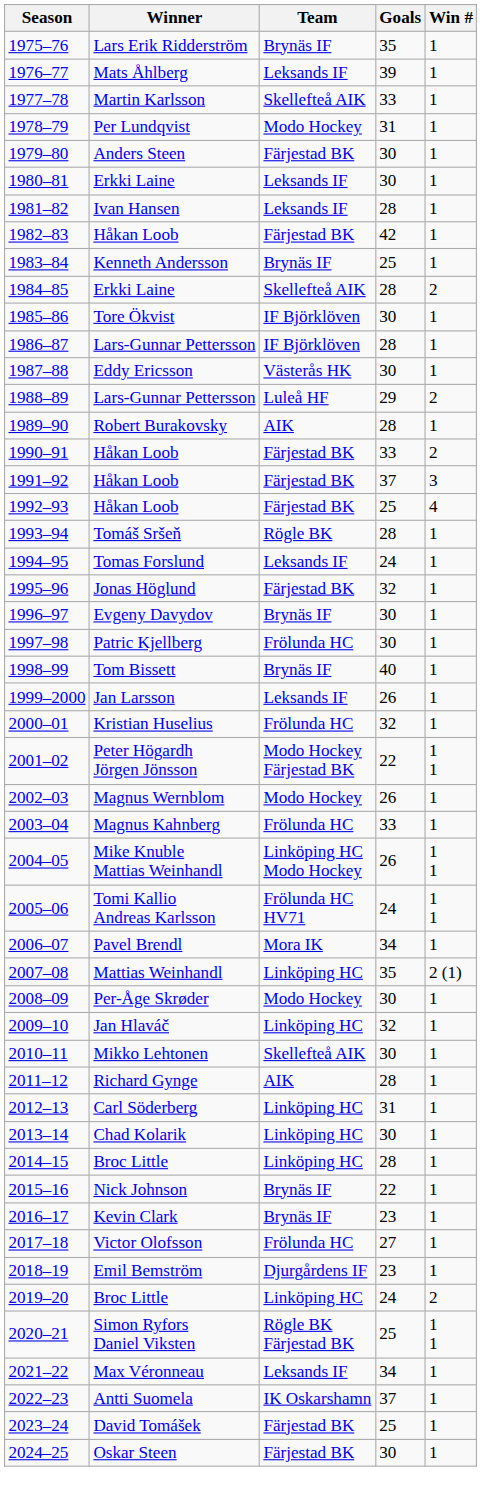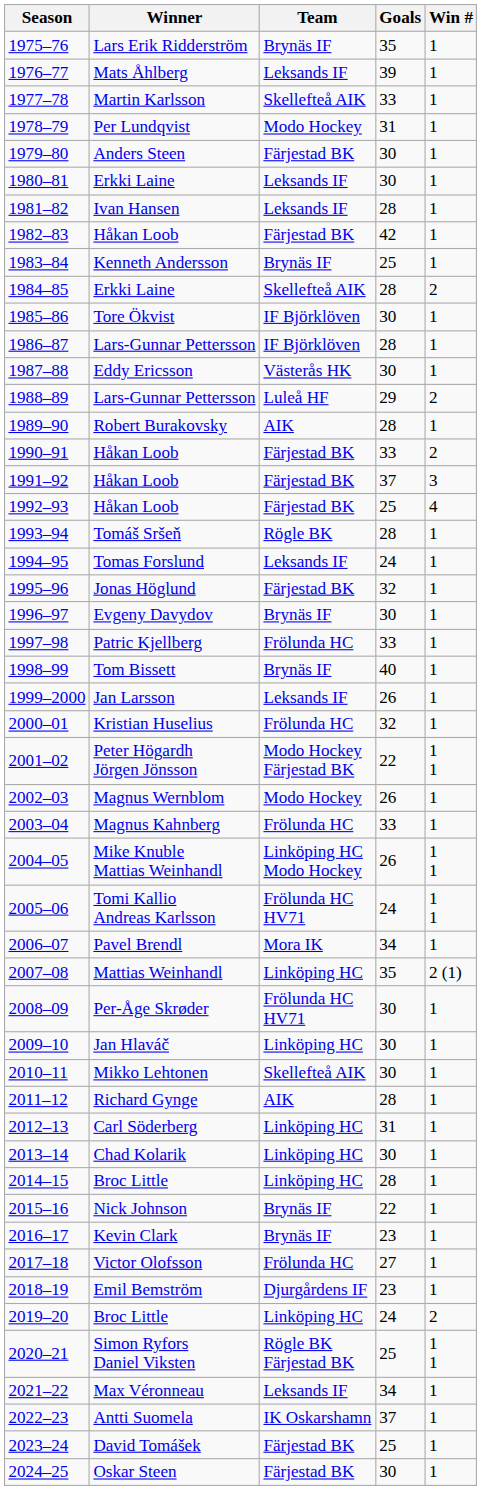(388, 642) 30 -> (388, 642) 33
(313, 998) Modo Hockey -> (308, 1008) Frölunda HC HV71
(388, 1026) 32 -> (388, 1045) 30
